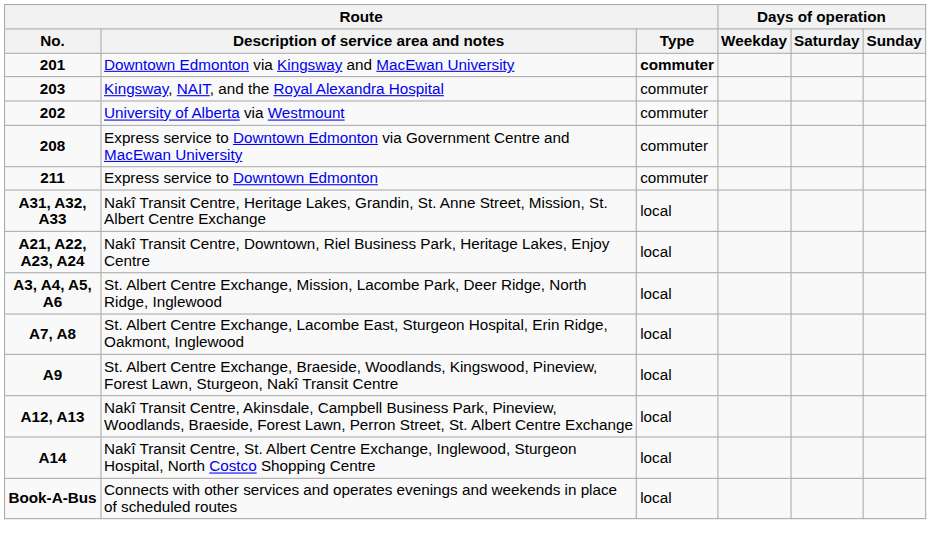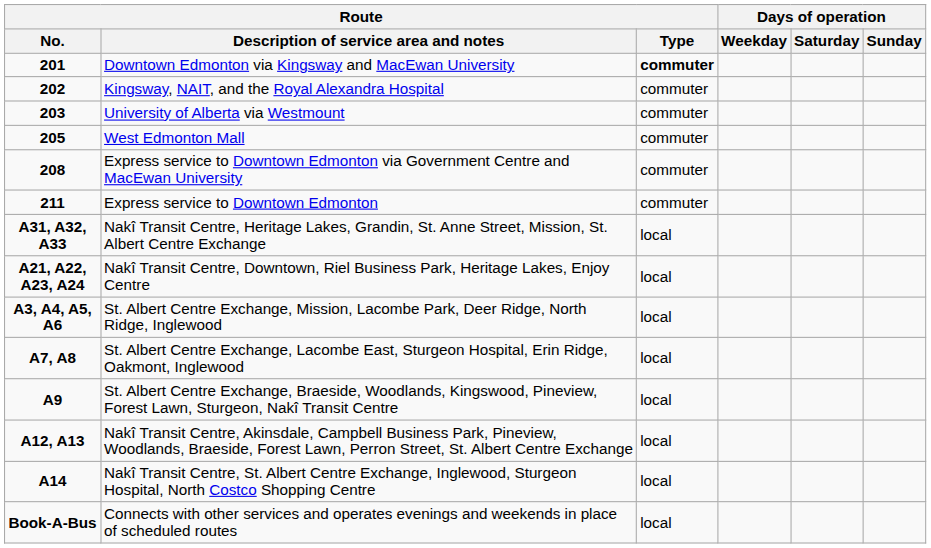(53, 89) 203 -> (53, 89) 202
(53, 113) 202 -> (53, 113) 203
+ row: (174, 138)
